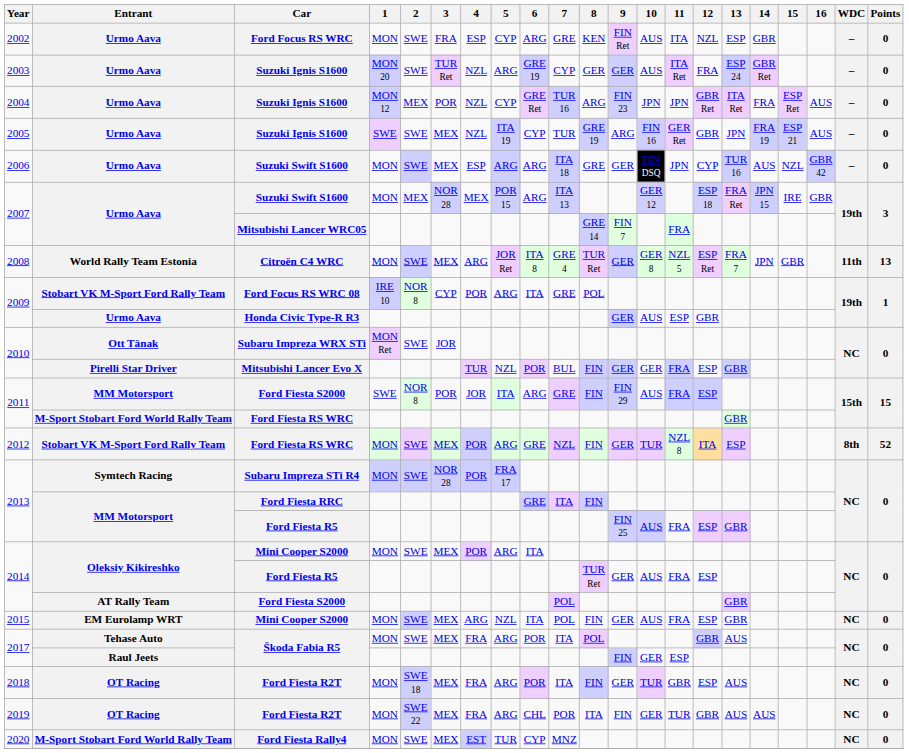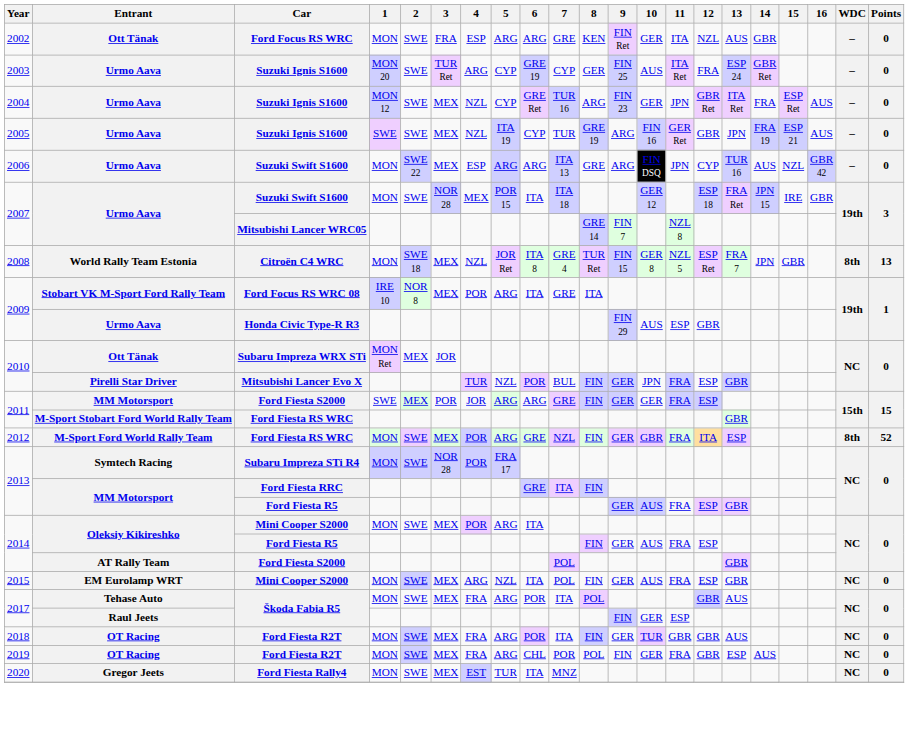(133, 39) Urmo Aava -> (133, 39) Ott Tänak
(506, 39) CYP -> (506, 39) ARG
(651, 39) AUS -> (651, 39) GER
(736, 39) ESP -> (737, 39) AUS
(476, 71) NZL -> (476, 71) ARG
(506, 71) ARG -> (506, 71) CYP
(623, 71) GER -> (623, 71) FIN 25
(416, 102) MEX -> (416, 102) SWE
(446, 102) POR -> (446, 102) MEX
(651, 102) JPN -> (651, 102) GER
(416, 166) SWE -> (416, 166) SWE 22
(564, 166) ITA 18 -> (564, 166) ITA 13
(623, 166) GER -> (623, 166) ARG
(416, 198) MEX -> (416, 198) SWE
(535, 198) ARG -> (535, 198) ITA
(564, 198) ITA 13 -> (564, 198) ITA 18
(679, 230) FRA -> (680, 230) NZL 8
(416, 261) SWE -> (416, 261) SWE 18
(476, 261) ARG -> (476, 261) NZL
(623, 261) GER -> (623, 261) FIN 15
(851, 261) 11th -> (852, 261) 8th
(446, 293) CYP -> (446, 293) MEX
(594, 293) POL -> (594, 293) ITA
(623, 318) GER -> (623, 325) FIN 29
(416, 343) SWE -> (416, 357) MEX
(651, 369) GER -> (651, 382) JPN
(416, 394) NOR 8 -> (416, 400) MEX
(506, 394) ITA -> (506, 400) ARG
(623, 394) FIN 29 -> (623, 400) GER
(651, 394) AUS -> (651, 400) GER
(133, 444) Stobart VK M-Sport Ford Rally Team -> (133, 437) M-Sport Ford World Rally Team
(651, 444) TUR -> (651, 437) GBR
(679, 444) NZL 8 -> (680, 437) FRA
(623, 526) FIN 25 -> (623, 506) GER
(594, 576) TUR Ret -> (594, 543) FIN
(416, 682) SWE 18 -> (416, 636) SWE
(708, 682) ESP -> (708, 636) GBR
(416, 714) SWE 22 -> (416, 654) SWE
(594, 714) ITA -> (594, 654) POL
(679, 714) TUR -> (680, 654) FRA
(736, 714) AUS -> (737, 654) ESP
(133, 739) M-Sport Stobart Ford World Rally Team -> (133, 673) Gregor Jeets
(535, 739) CYP -> (535, 673) ITA
